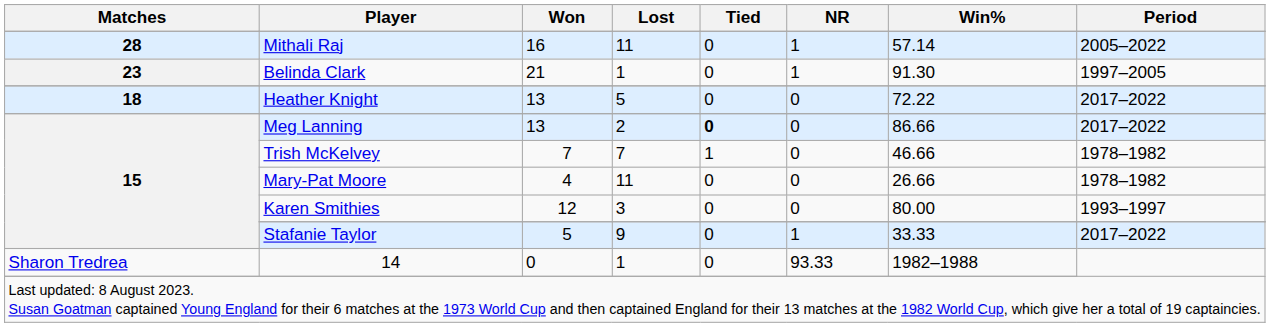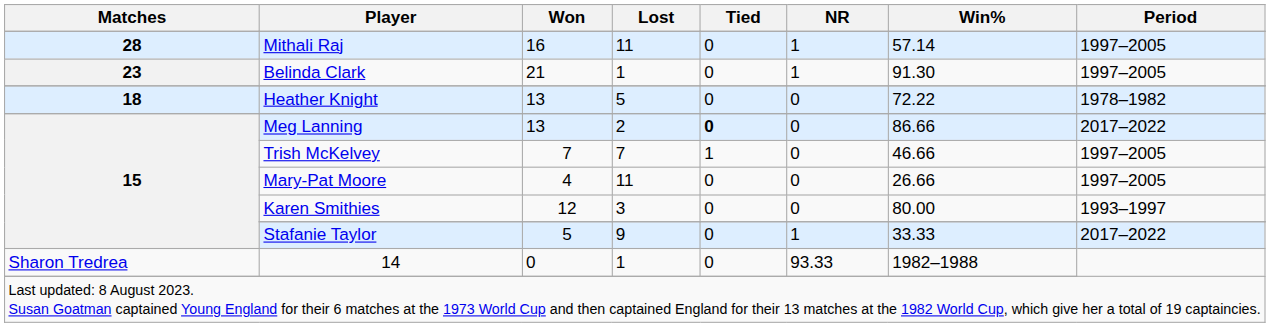(1123, 45) 2005–2022 -> (1123, 45) 1997–2005
(1123, 99) 2017–2022 -> (1123, 99) 1978–1982
(1123, 153) 1978–1982 -> (1123, 153) 1997–2005
(1123, 180) 1978–1982 -> (1123, 180) 1997–2005
